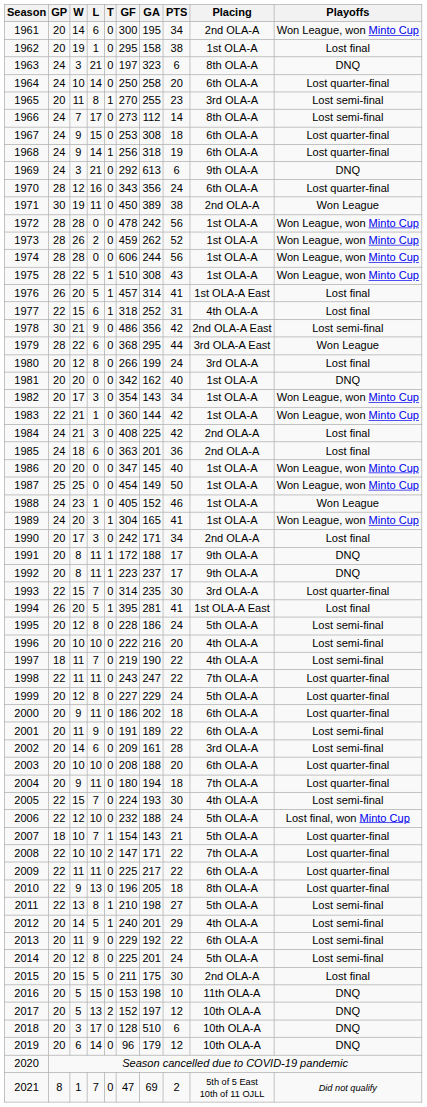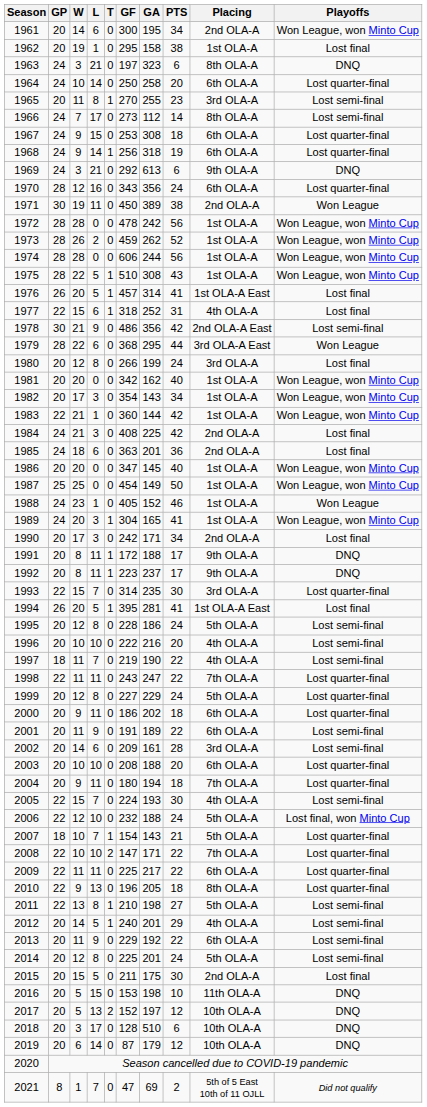(348, 380) DNQ -> (348, 380) Won League, won Minto Cup
(128, 1046) 96 -> (128, 1046) 87
